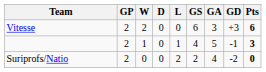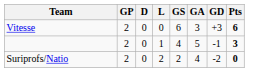- column: (144, 12)
